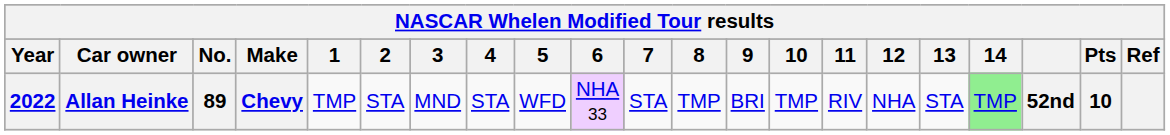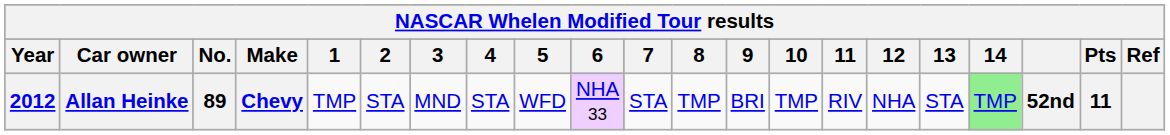(33, 101) 2022 -> (33, 101) 2012
(1101, 101) 10 -> (1101, 101) 11
